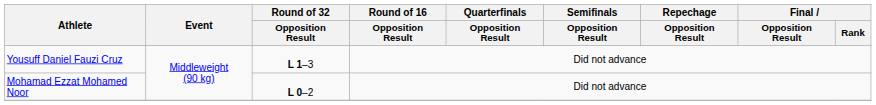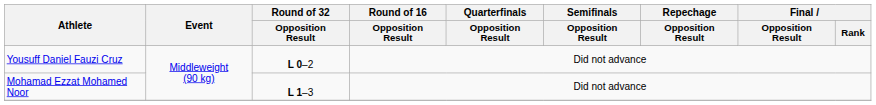(301, 65) L 1–3 -> (301, 65) L 0–2
(301, 92) L 0–2 -> (301, 92) L 1–3
